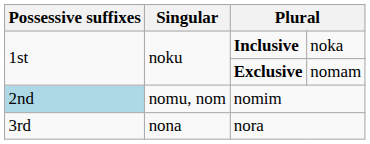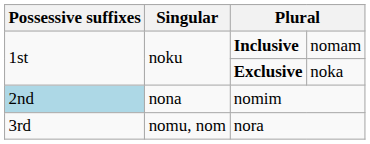(327, 44) noka -> (336, 44) nomam
(336, 71) nomam -> (327, 71) noka
(187, 98) nomu, nom -> (165, 98) nona
(165, 125) nona -> (187, 125) nomu, nom
